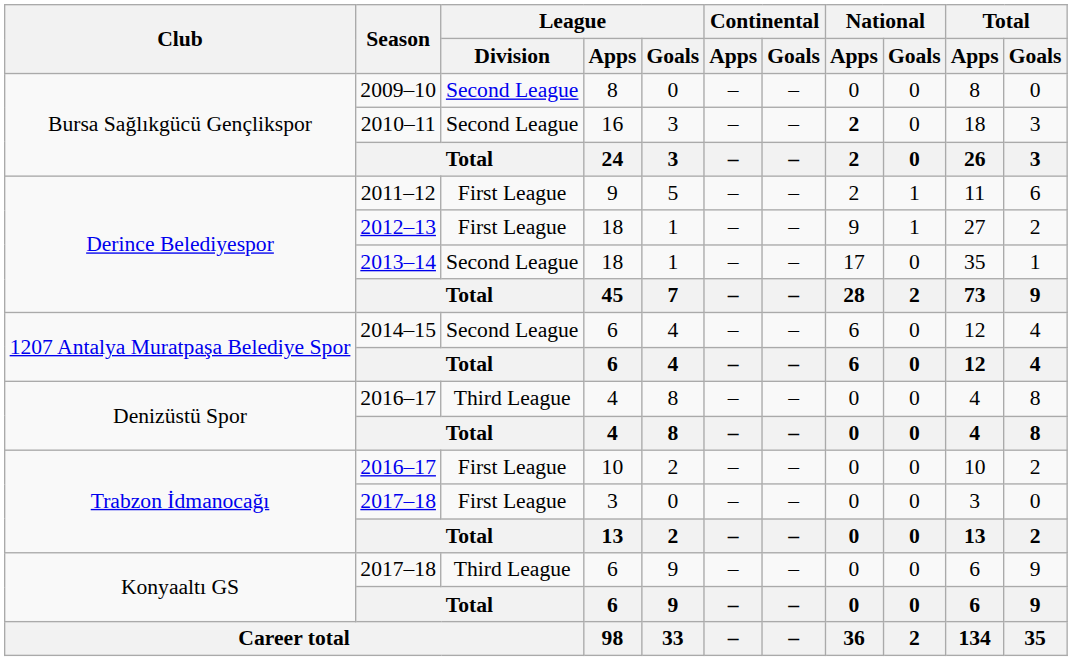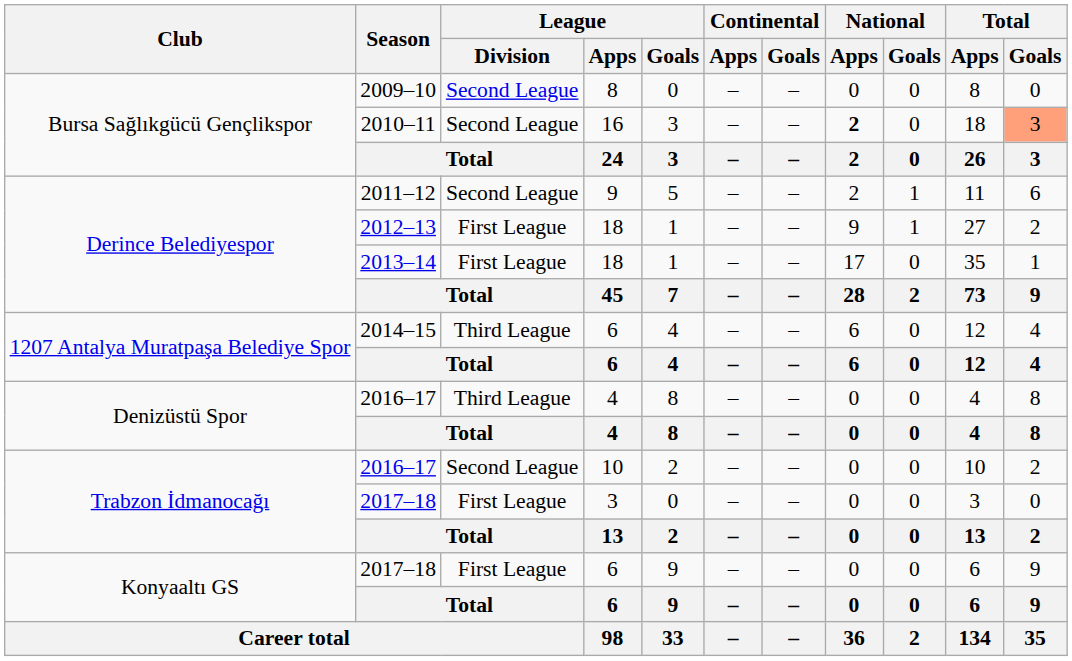(1035, 124) no background -> (1035, 124) lightsalmon background
(512, 192) First League -> (512, 192) Second League
(512, 261) Second League -> (512, 261) First League
(512, 329) Second League -> (512, 329) Third League
(512, 466) First League -> (512, 466) Second League
(512, 569) Third League -> (512, 569) First League
